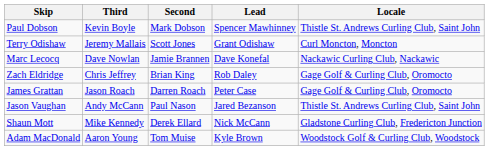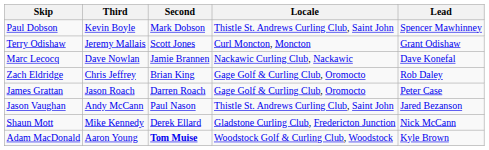columns swapped: (255, 12) <-> (391, 12)
(173, 138) normal -> (174, 138) bold
